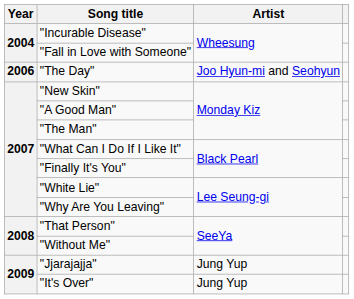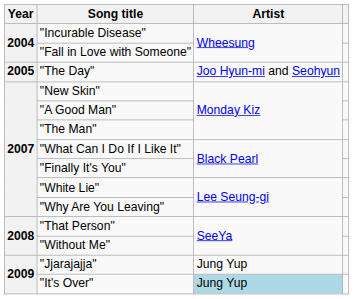(21, 71) 2006 -> (21, 71) 2005
(222, 284) no background -> (222, 284) lightblue background
